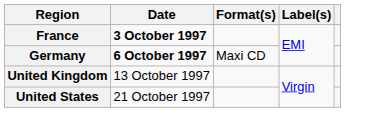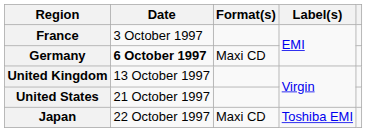(160, 35) bold -> (158, 35) normal
+ row: (57, 117)
